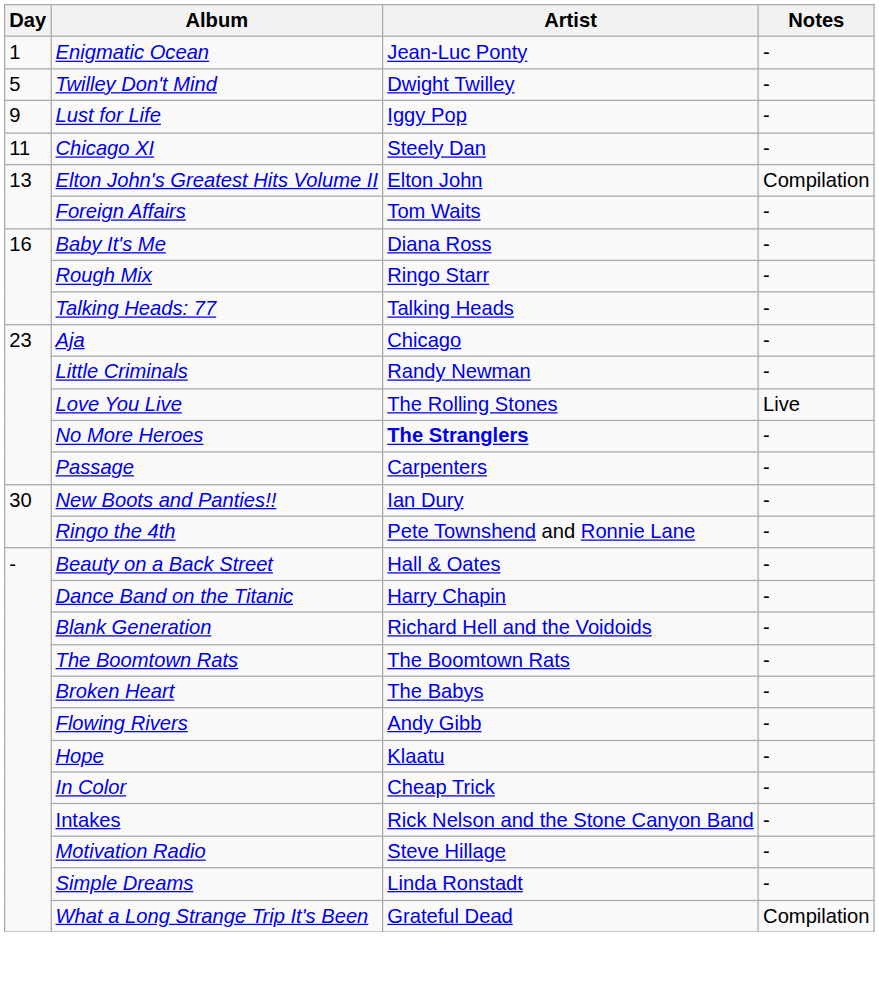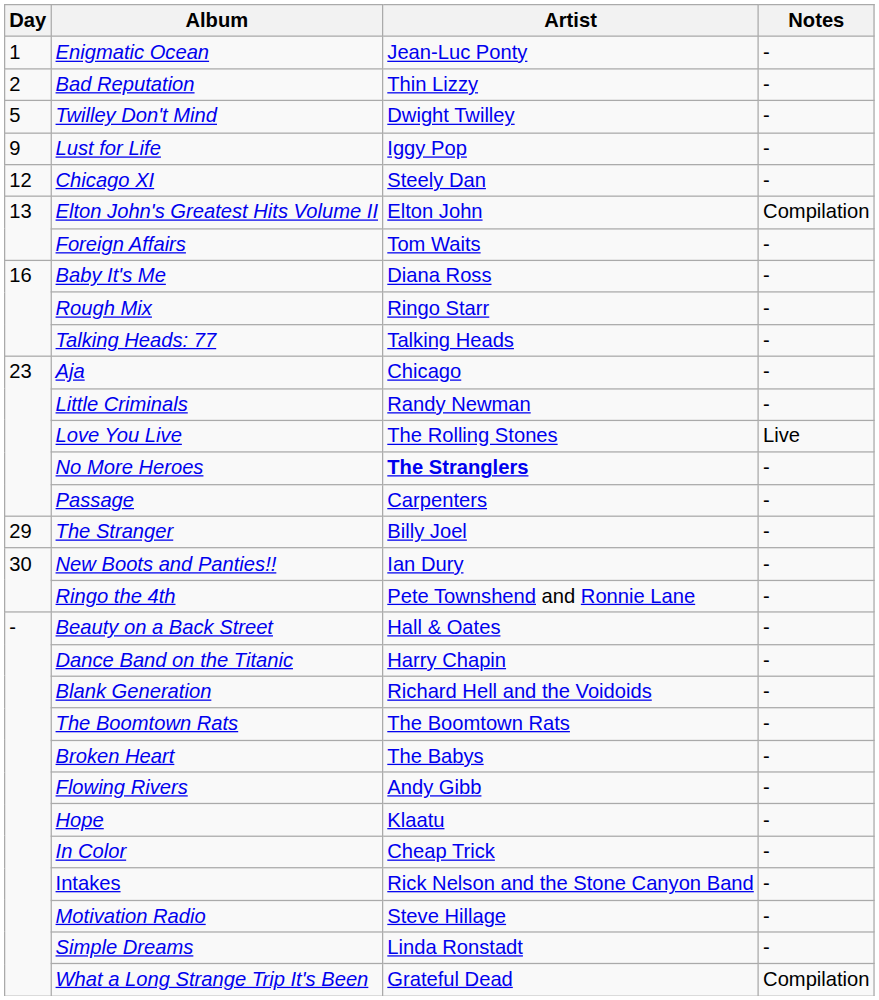+ row: (125, 84)
(20, 148) 11 -> (20, 180) 12
+ row: (114, 532)
